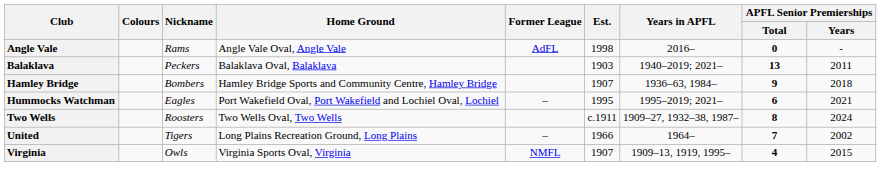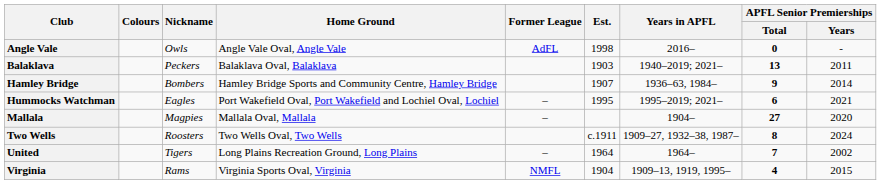(177, 48) Rams -> (176, 48) Owls
(841, 83) 2018 -> (841, 83) 2014
+ row: (25, 118)
(602, 135) 1966 -> (602, 153) 1964
(176, 153) Owls -> (177, 170) Rams
(602, 153) 1907 -> (602, 170) 1904
